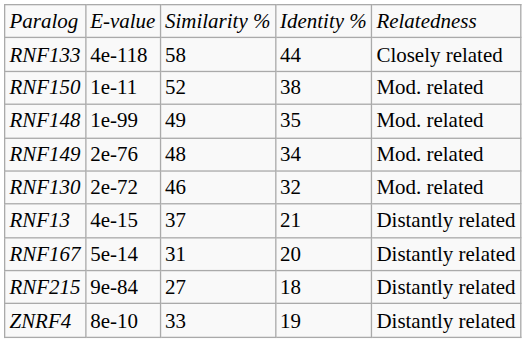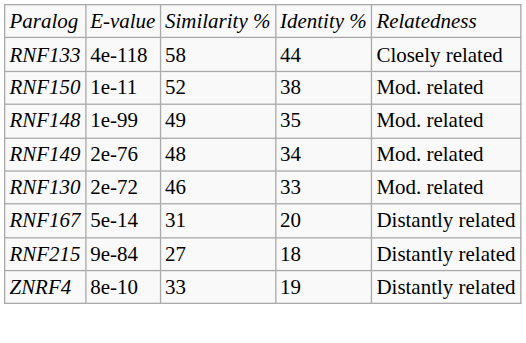(291, 187) 32 -> (291, 187) 33
- row: (40, 220)
